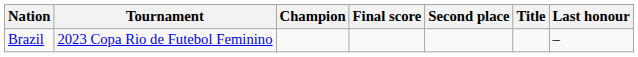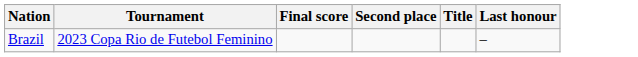- column: (313, 16)
